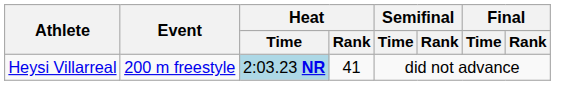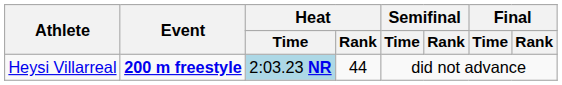(180, 68) normal -> (183, 68) bold
(352, 68) 41 -> (358, 68) 44
